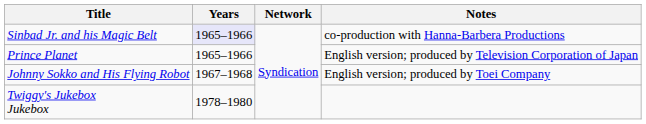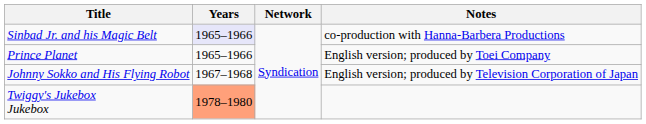(481, 54) English version; produced by Television Corporation of Japan -> (437, 54) English version; produced by Toei Company
(437, 74) English version; produced by Toei Company -> (481, 74) English version; produced by Television Corporation of Japan
(224, 101) no background -> (224, 101) lightsalmon background
